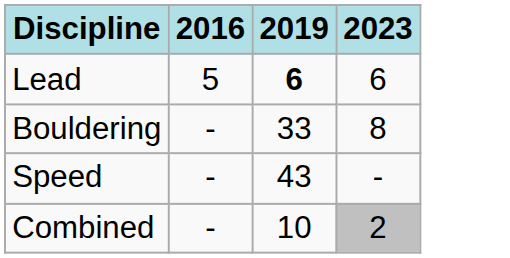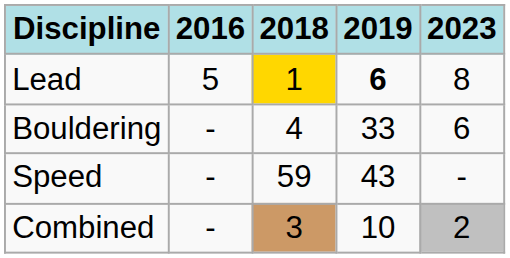+ column: (294, 29)
(378, 78) 6 -> (462, 78) 8
(378, 128) 8 -> (462, 128) 6
